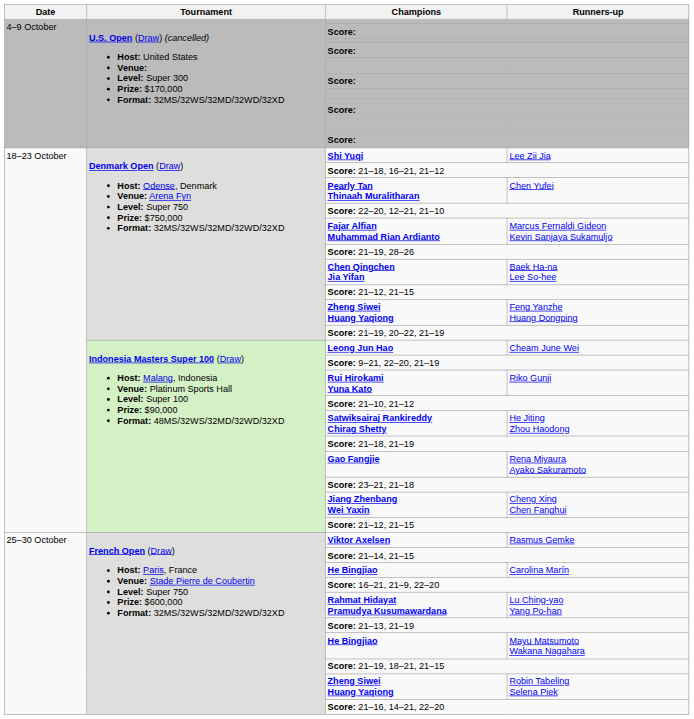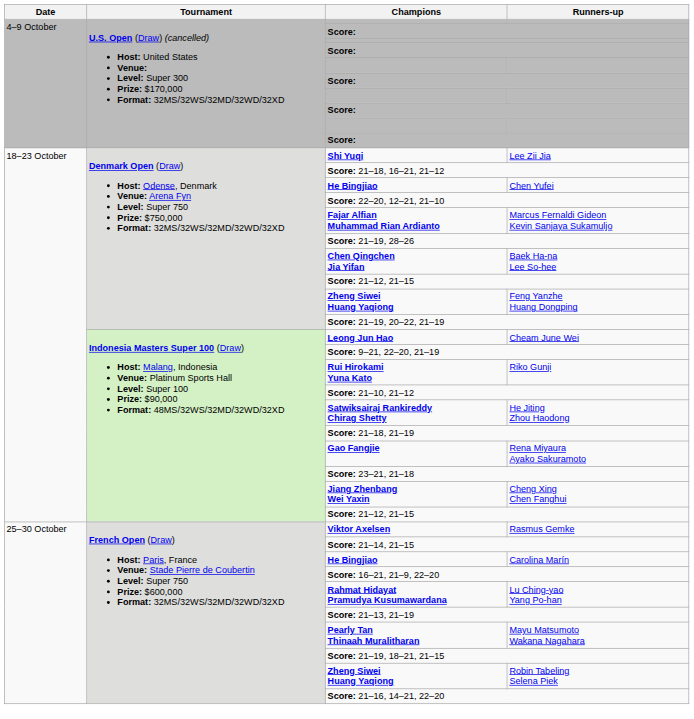(374, 190) Pearly Tan Thinaah Muralitharan -> (353, 185) He Bingjiao
(353, 640) He Bingjiao -> (374, 635) Pearly Tan Thinaah Muralitharan
